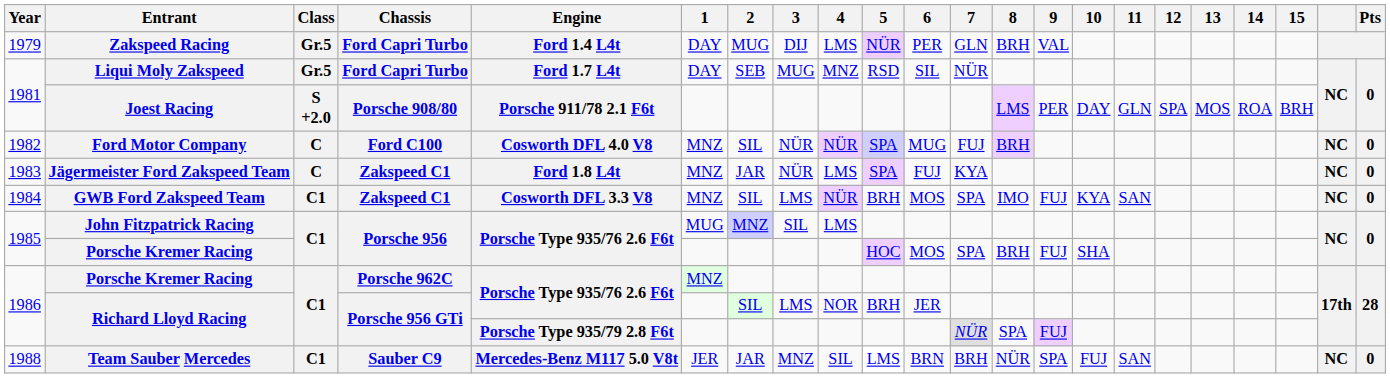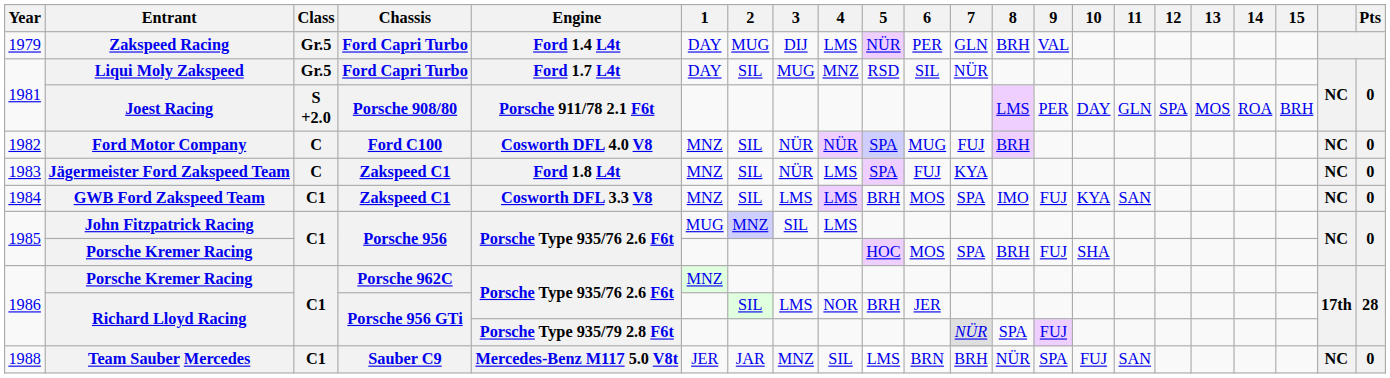(750, 71) SEB -> (750, 71) SIL
(750, 171) JAR -> (750, 171) SIL
(841, 198) NÜR -> (841, 198) LMS
